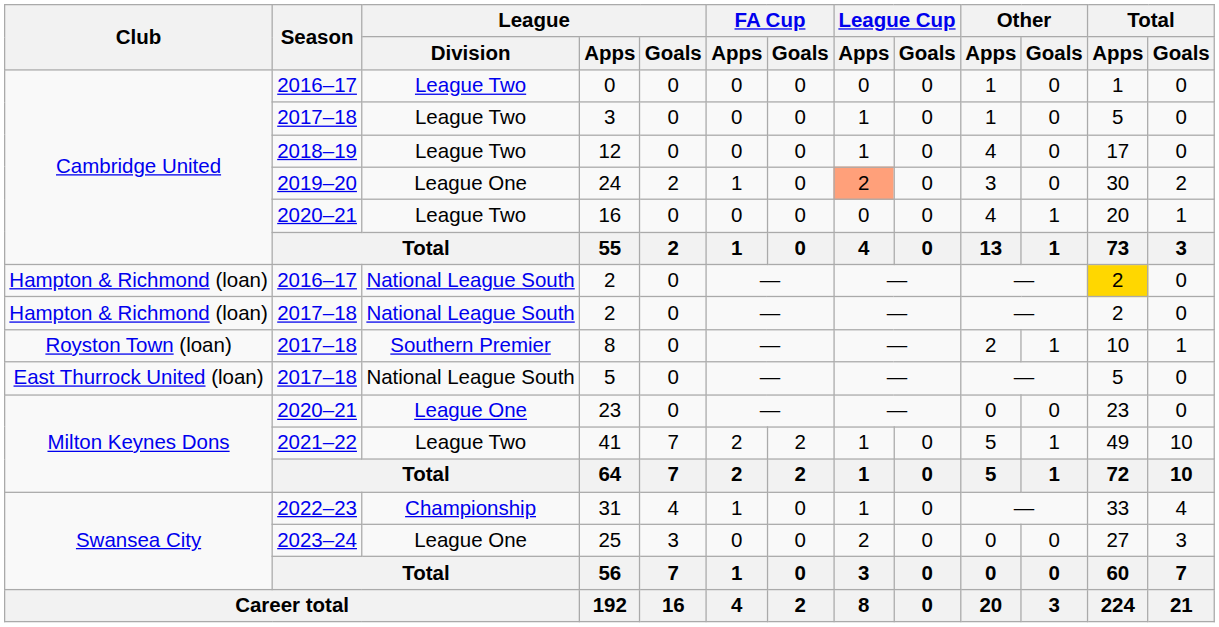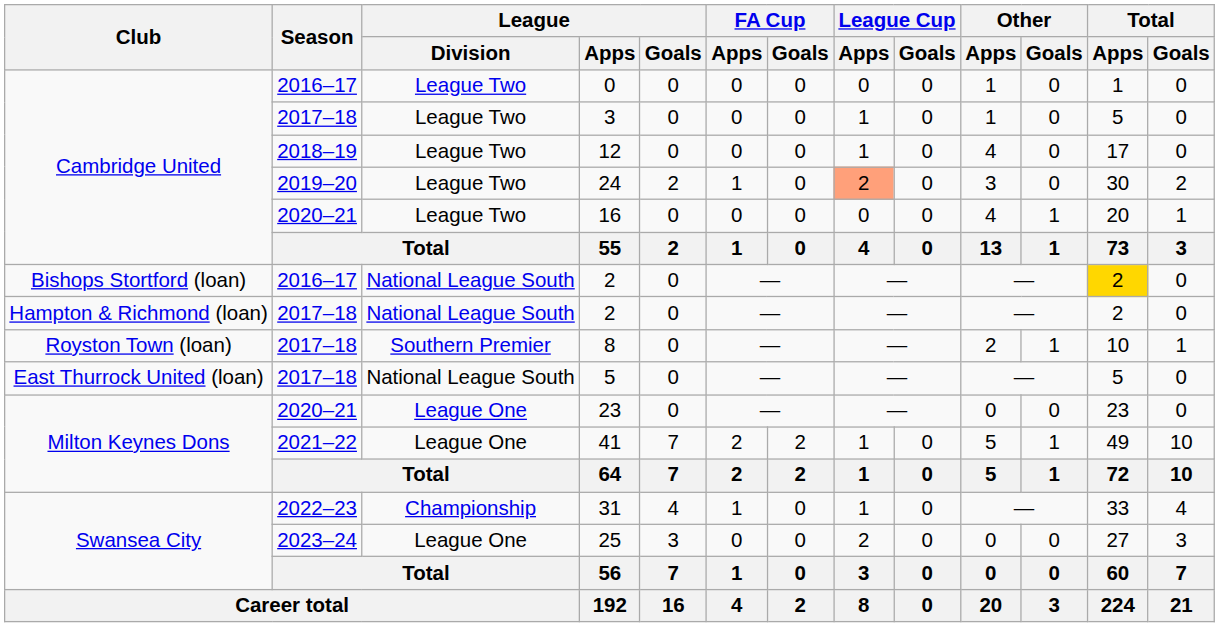(471, 183) League One -> (471, 183) League Two
(139, 280) Hampton & Richmond (loan) -> (139, 280) Bishops Stortford (loan)
(471, 442) League Two -> (471, 442) League One
